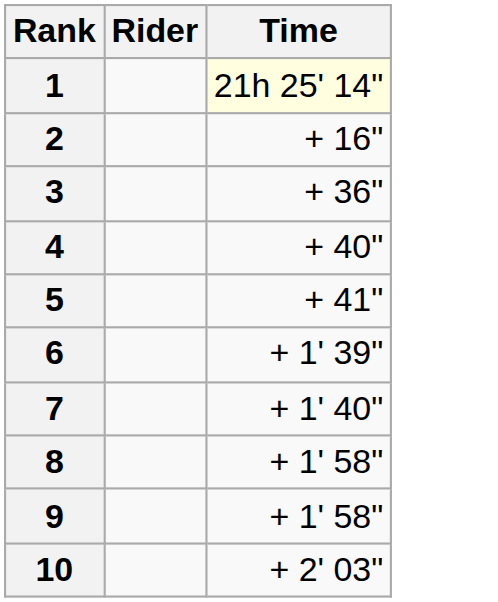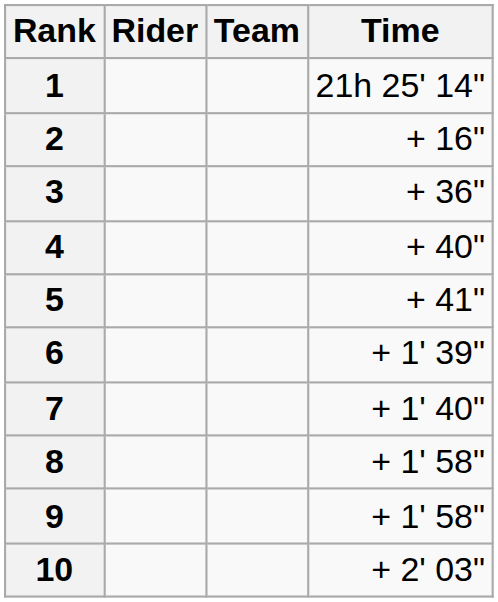+ column: (257, 31)
(299, 85) lightyellow background -> (400, 85) no background
